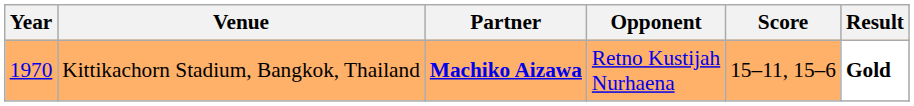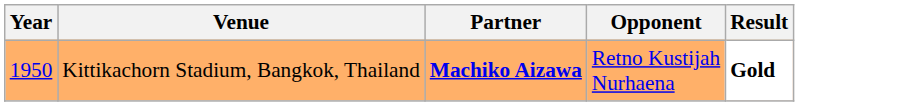- column: (783, 22)
(31, 70) 1970 -> (31, 70) 1950
